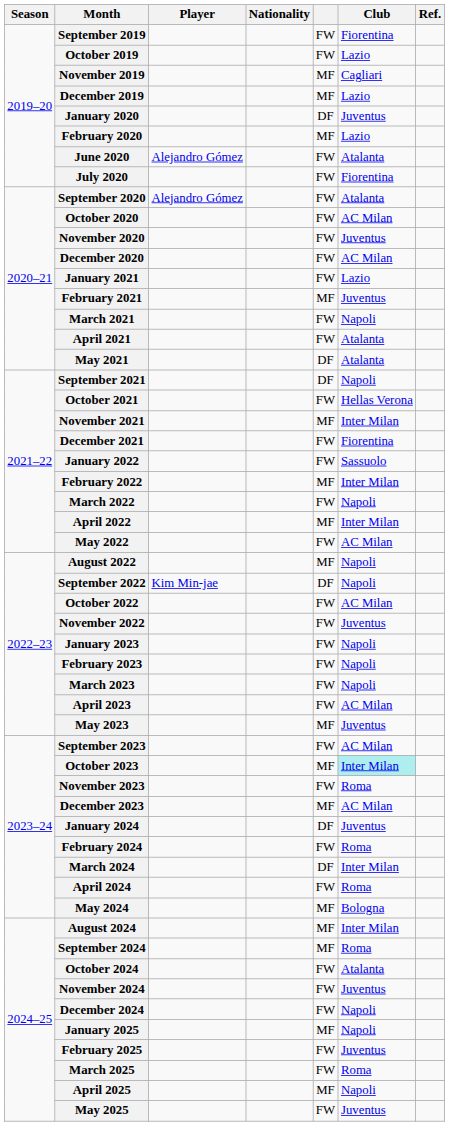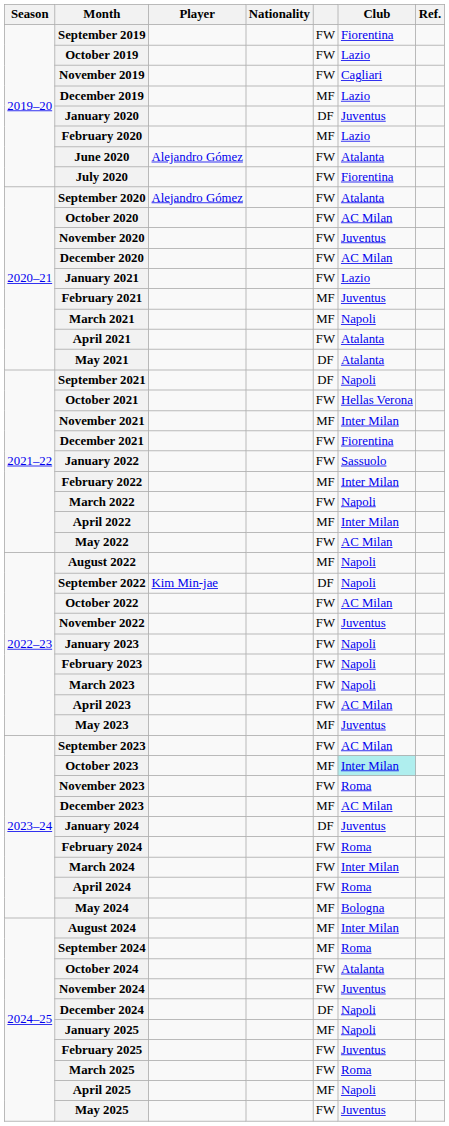(325, 75) MF -> (325, 75) FW
(325, 319) FW -> (325, 319) MF
(325, 867) DF -> (325, 867) FW
(325, 1009) FW -> (325, 1009) DF
